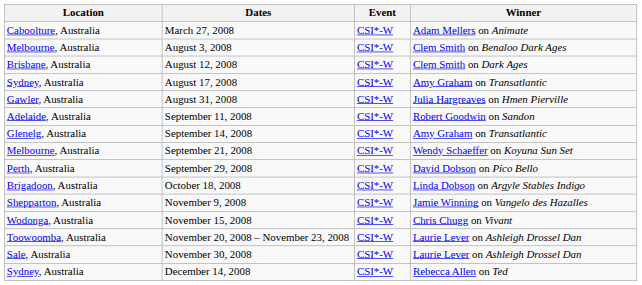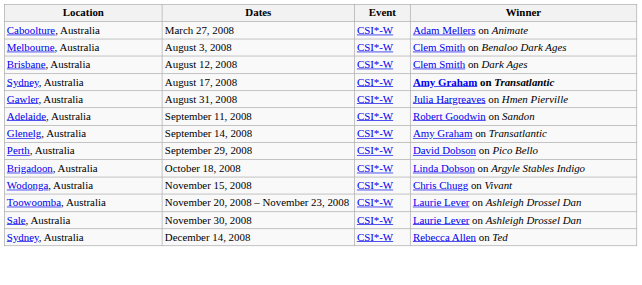(480, 82) normal -> (484, 82) bold
- row: (209, 151)
- row: (206, 202)
